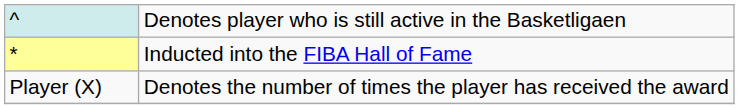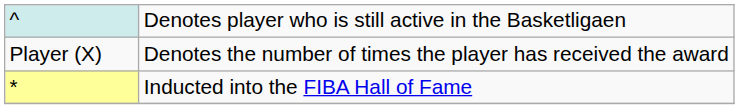rows swapped: (13, 53) <-> (56, 86)
